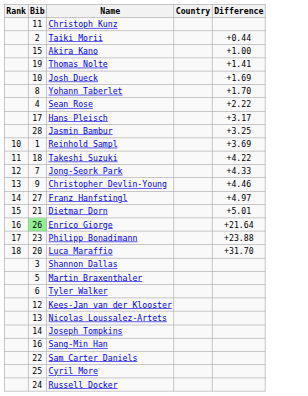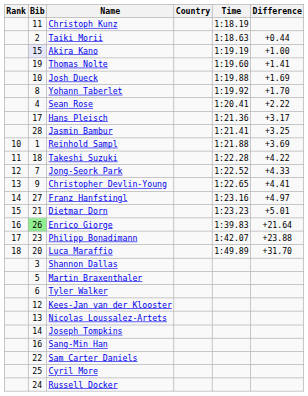+ column: (231, 11)
(37, 51) no background -> (37, 51) lavender background
(239, 185) +4.46 -> (277, 185) +4.41
